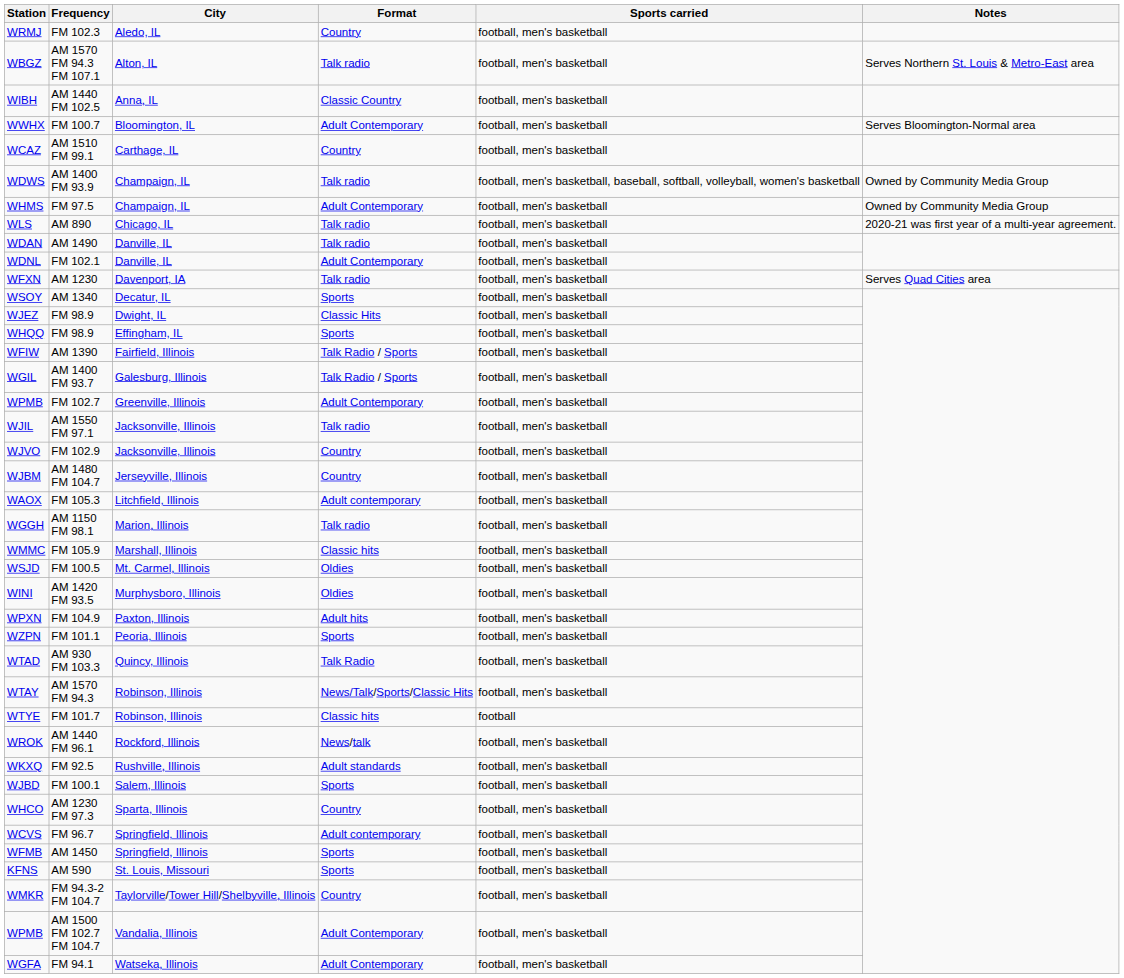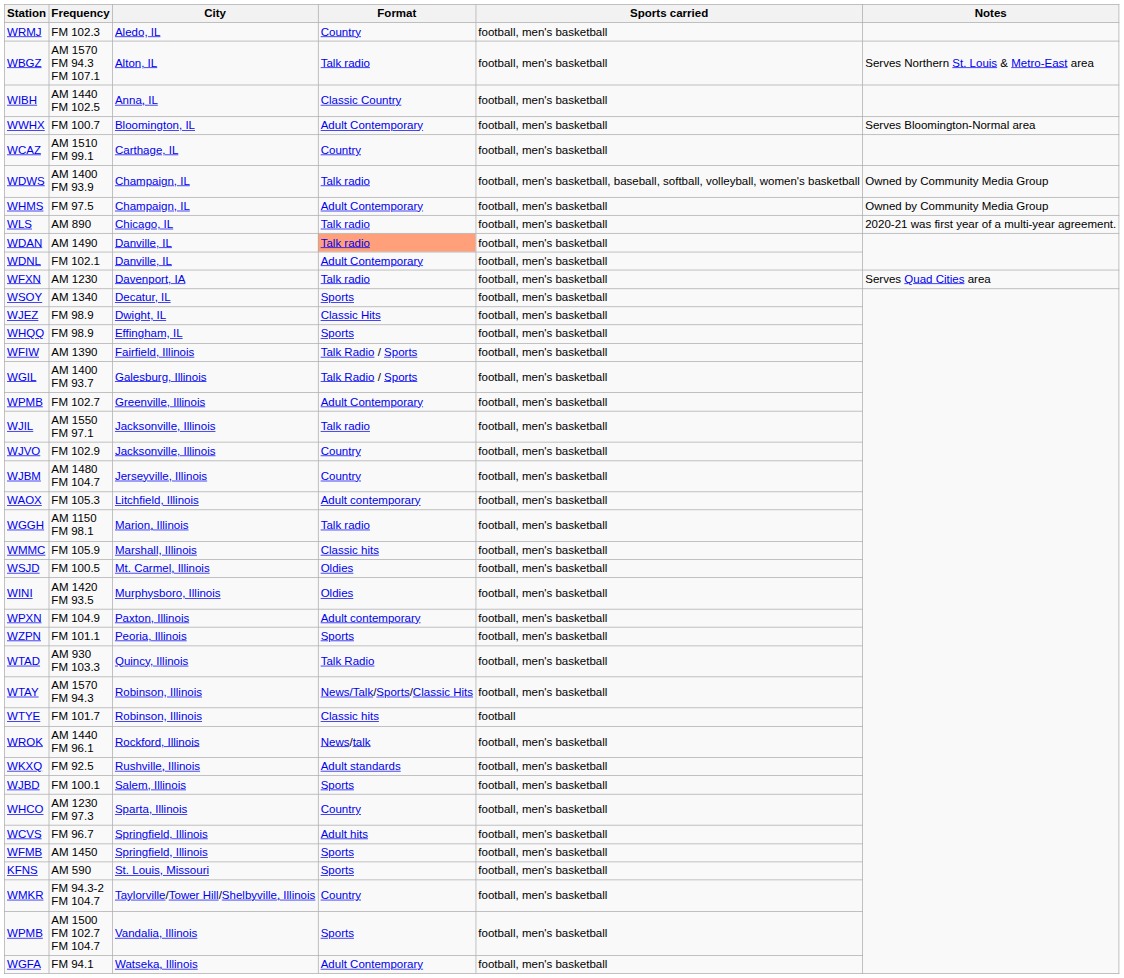(345, 242) no background -> (345, 242) lightsalmon background
(344, 618) Adult hits -> (371, 618) Adult contemporary
(371, 834) Adult contemporary -> (344, 834) Adult hits
(372, 933) Adult Contemporary -> (337, 933) Sports
